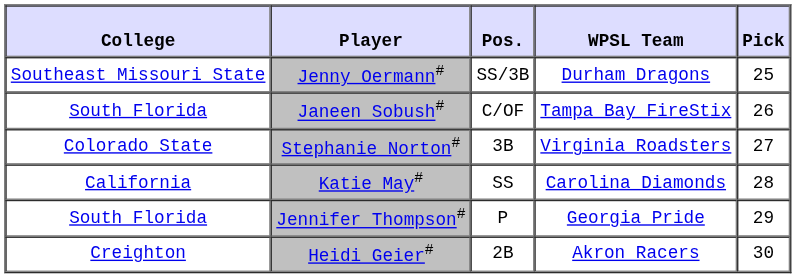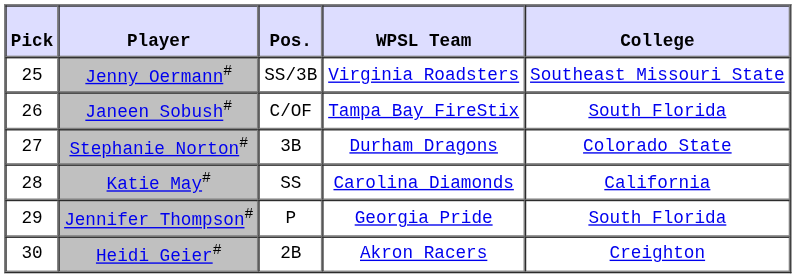columns swapped: (763, 41) <-> (138, 41)
(636, 75) Durham Dragons -> (424, 75) Virginia Roadsters
(636, 147) Virginia Roadsters -> (424, 147) Durham Dragons
